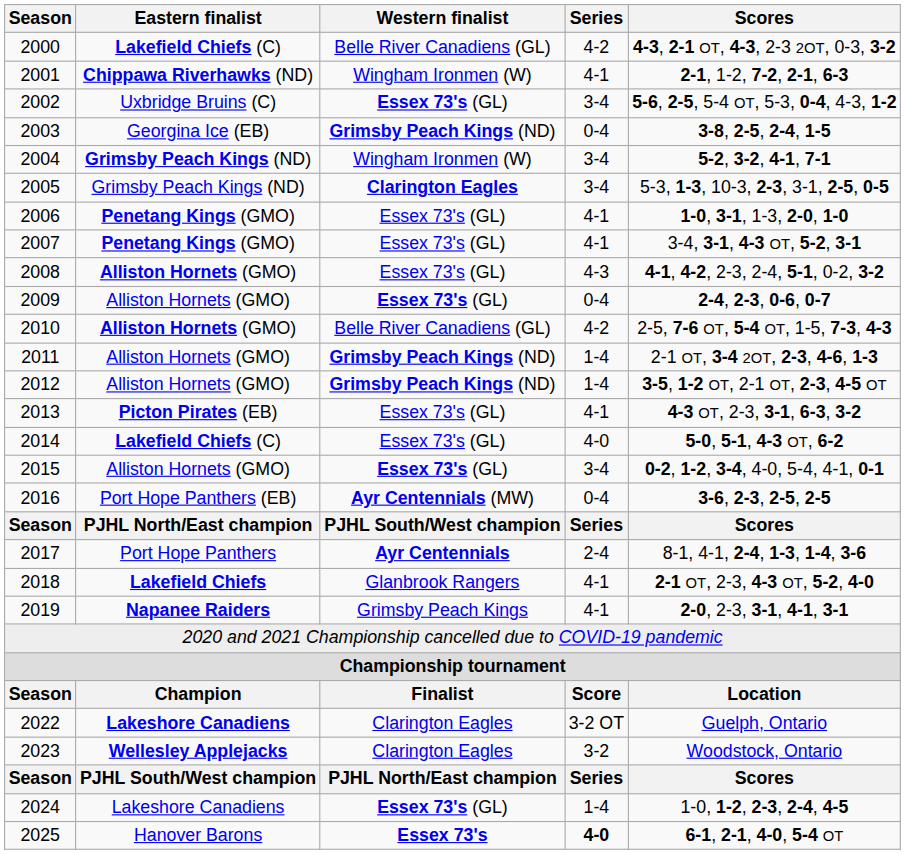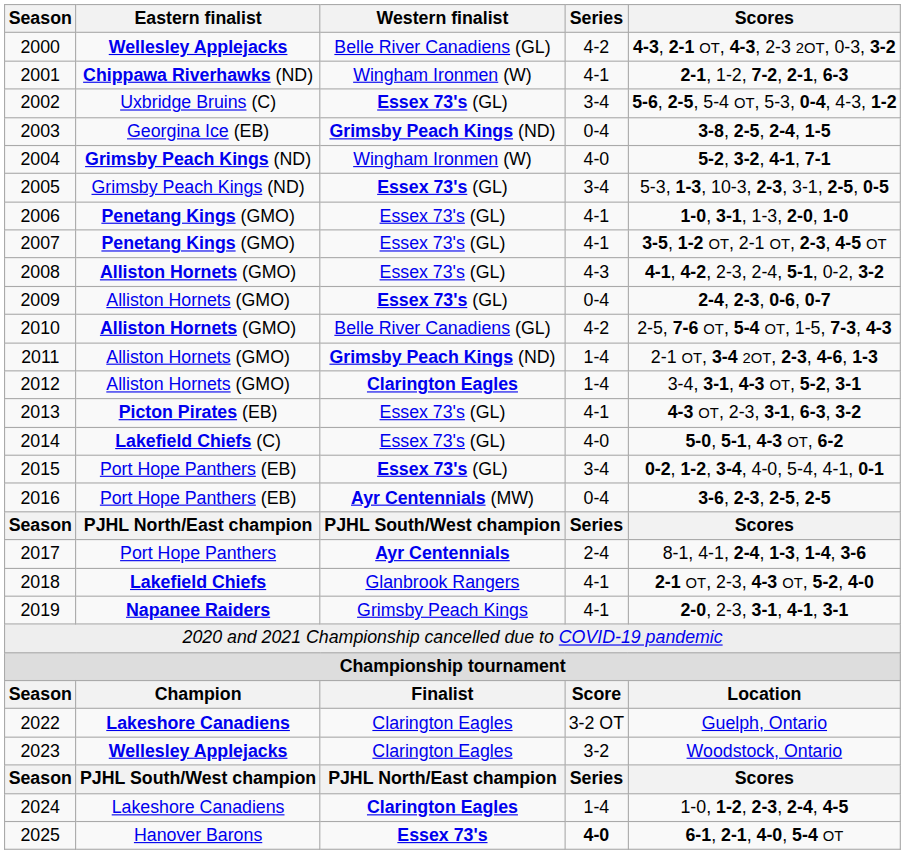(198, 46) Lakefield Chiefs (C) -> (198, 46) Wellesley Applejacks
(596, 159) 3-4 -> (596, 159) 4-0
(442, 187) Clarington Eagles -> (442, 187) Essex 73's (GL)
(764, 243) 3-4, 3-1, 4-3 OT, 5-2, 3-1 -> (764, 243) 3-5, 1-2 OT, 2-1 OT, 2-3, 4-5 OT
(442, 384) Grimsby Peach Kings (ND) -> (442, 384) Clarington Eagles
(764, 384) 3-5, 1-2 OT, 2-1 OT, 2-3, 4-5 OT -> (764, 384) 3-4, 3-1, 4-3 OT, 5-2, 3-1
(198, 469) Alliston Hornets (GMO) -> (198, 469) Port Hope Panthers (EB)
(442, 807) Essex 73's (GL) -> (442, 807) Clarington Eagles
